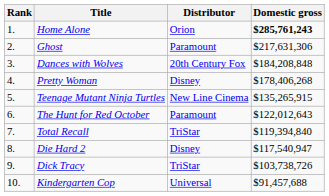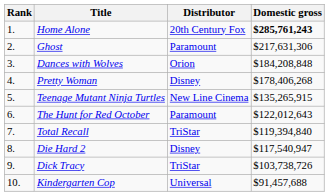(182, 30) Orion -> (208, 30) 20th Century Fox
(208, 64) 20th Century Fox -> (182, 64) Orion
